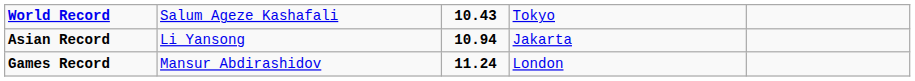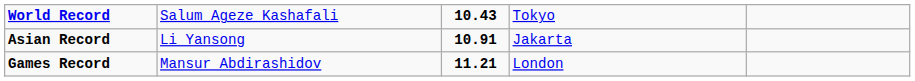(475, 40) 10.94 -> (475, 40) 10.91
(475, 64) 11.24 -> (475, 64) 11.21
